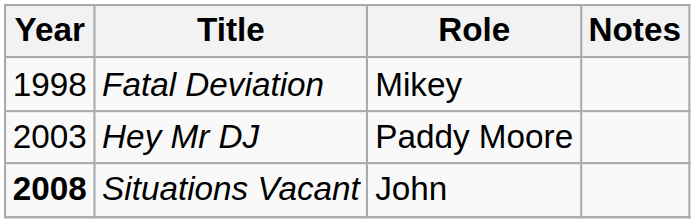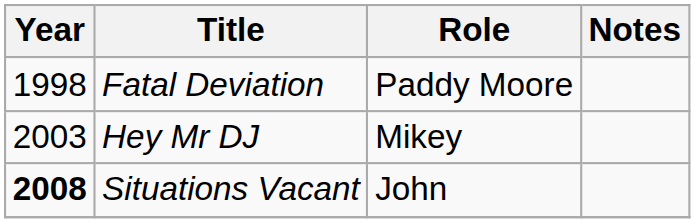(419, 83) Mikey -> (474, 83) Paddy Moore
(474, 136) Paddy Moore -> (419, 136) Mikey
